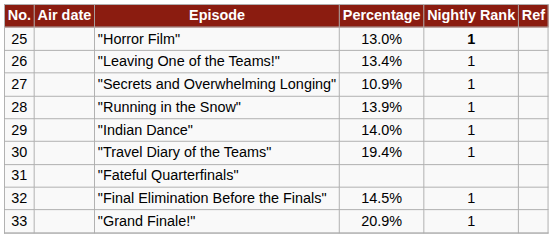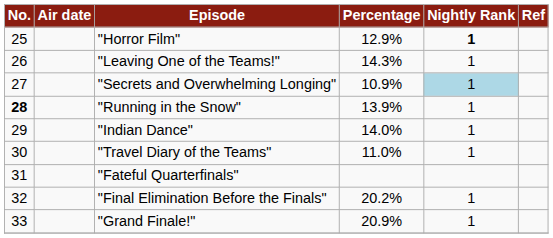(382, 38) 13.0% -> (382, 38) 12.9%
(382, 61) 13.4% -> (382, 61) 14.3%
(471, 84) no background -> (471, 84) lightblue background
(19, 107) normal -> (19, 107) bold
(382, 152) 19.4% -> (382, 152) 11.0%
(382, 198) 14.5% -> (382, 198) 20.2%
